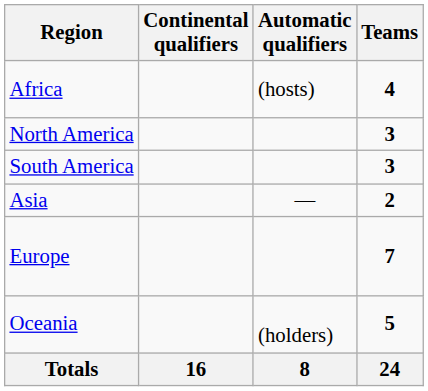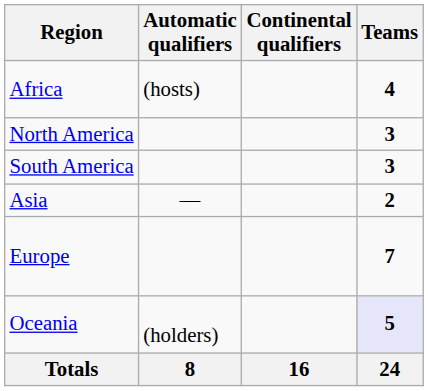columns swapped: (305, 32) <-> (196, 32)
(390, 324) no background -> (390, 324) lavender background
